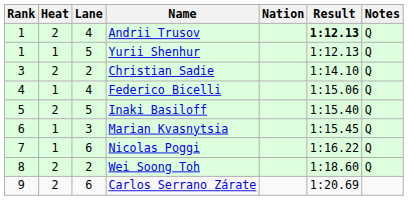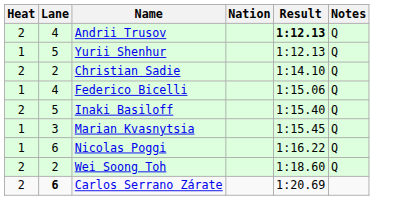- column: (21, 14)
(89, 186) normal -> (55, 186) bold
